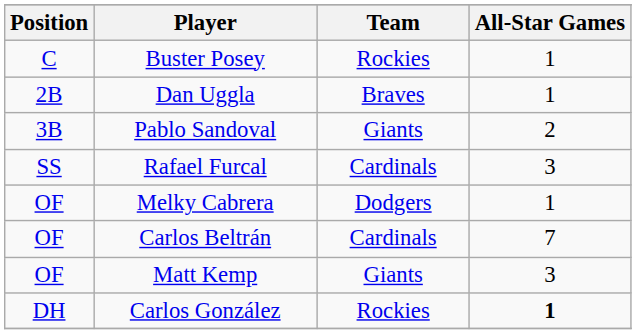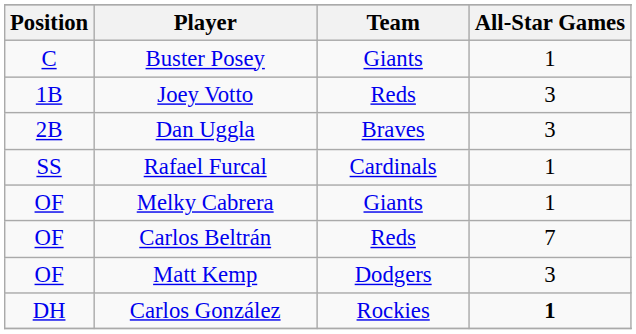(393, 58) Rockies -> (393, 58) Giants
+ row: (205, 94)
(550, 94) 1 -> (550, 130) 3
- row: (205, 130)
(550, 166) 3 -> (550, 166) 1
(393, 202) Dodgers -> (393, 202) Giants
(393, 238) Cardinals -> (393, 238) Reds
(393, 274) Giants -> (393, 274) Dodgers
